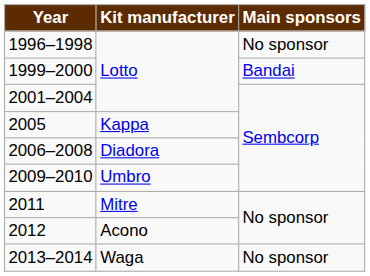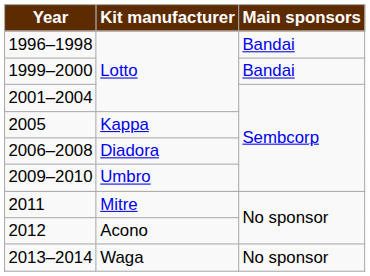(285, 44) No sponsor -> (269, 44) Bandai
